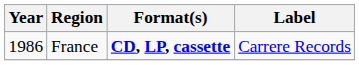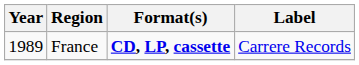(26, 45) 1986 -> (26, 45) 1989
